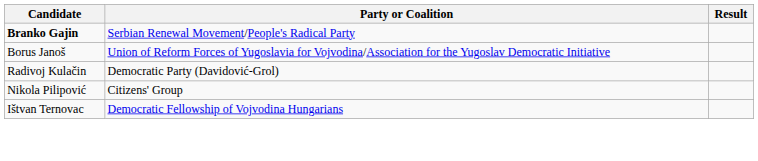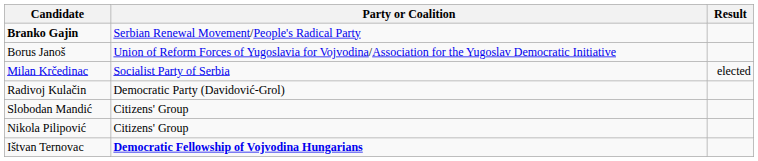+ row: (48, 71)
+ row: (50, 109)
(225, 109) normal -> (238, 147) bold
